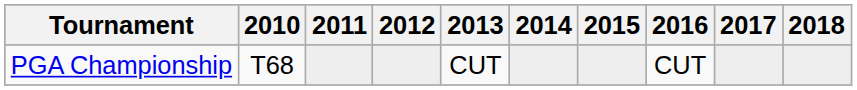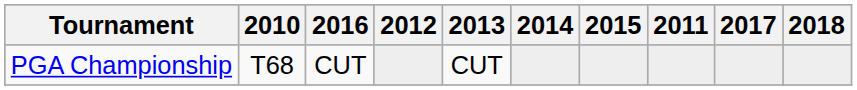columns swapped: (340, 25) <-> (680, 25)
